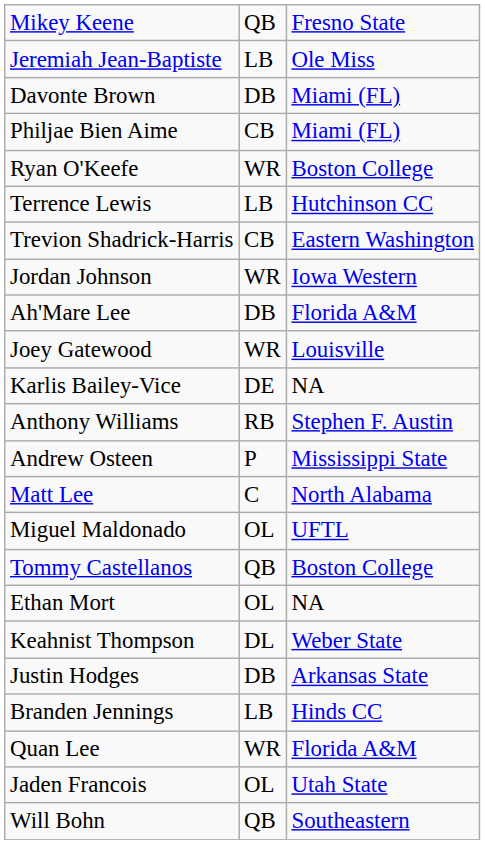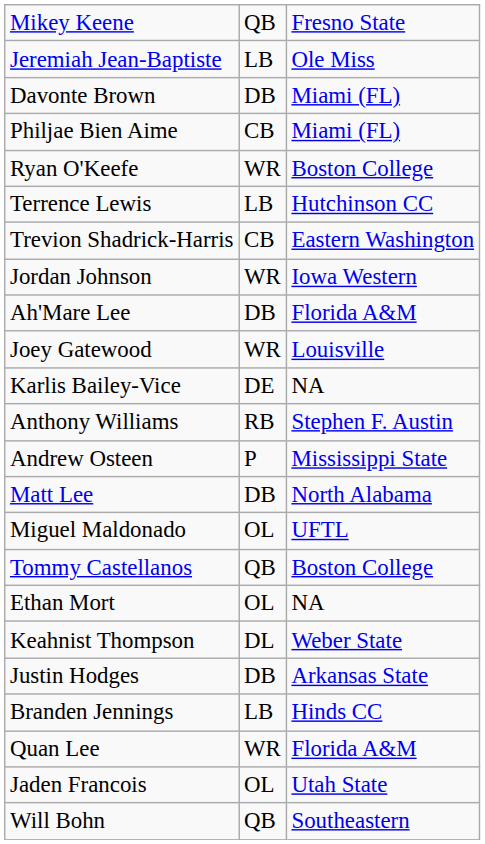(252, 494) C -> (260, 494) DB
